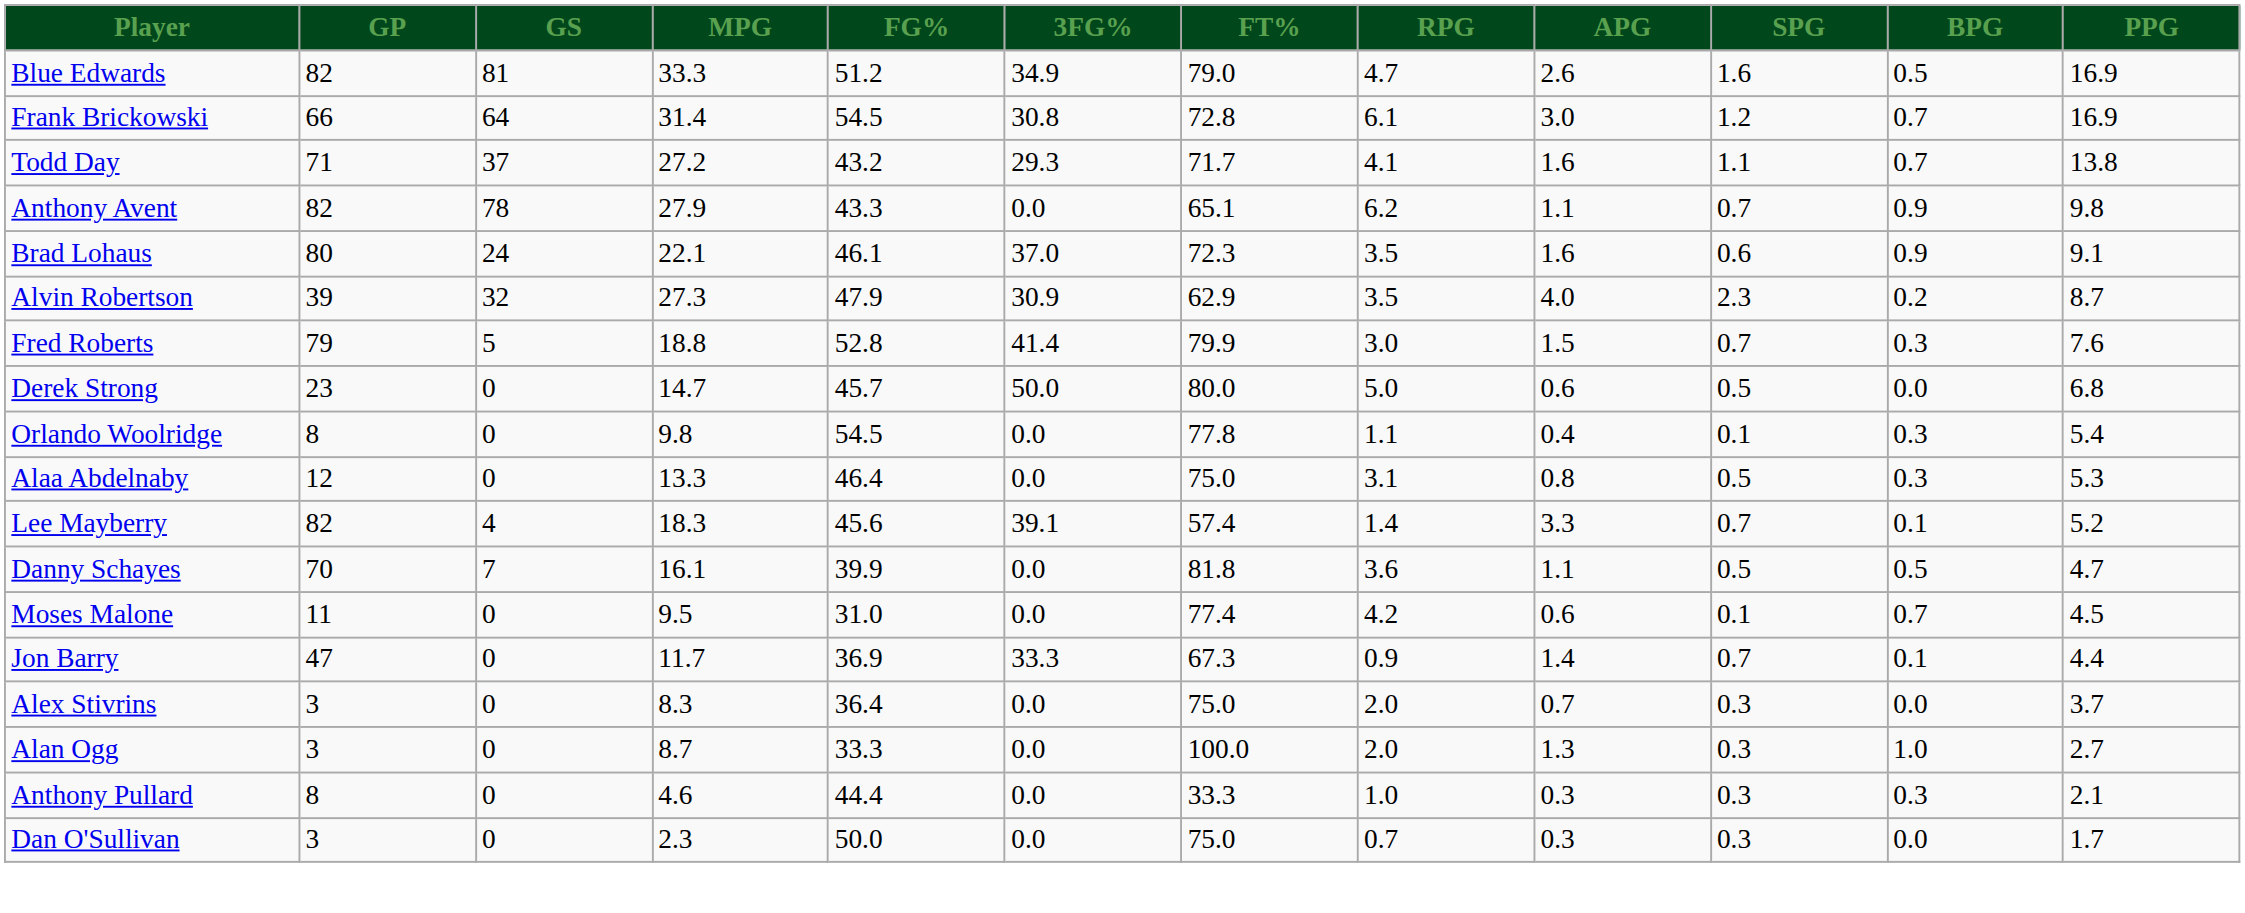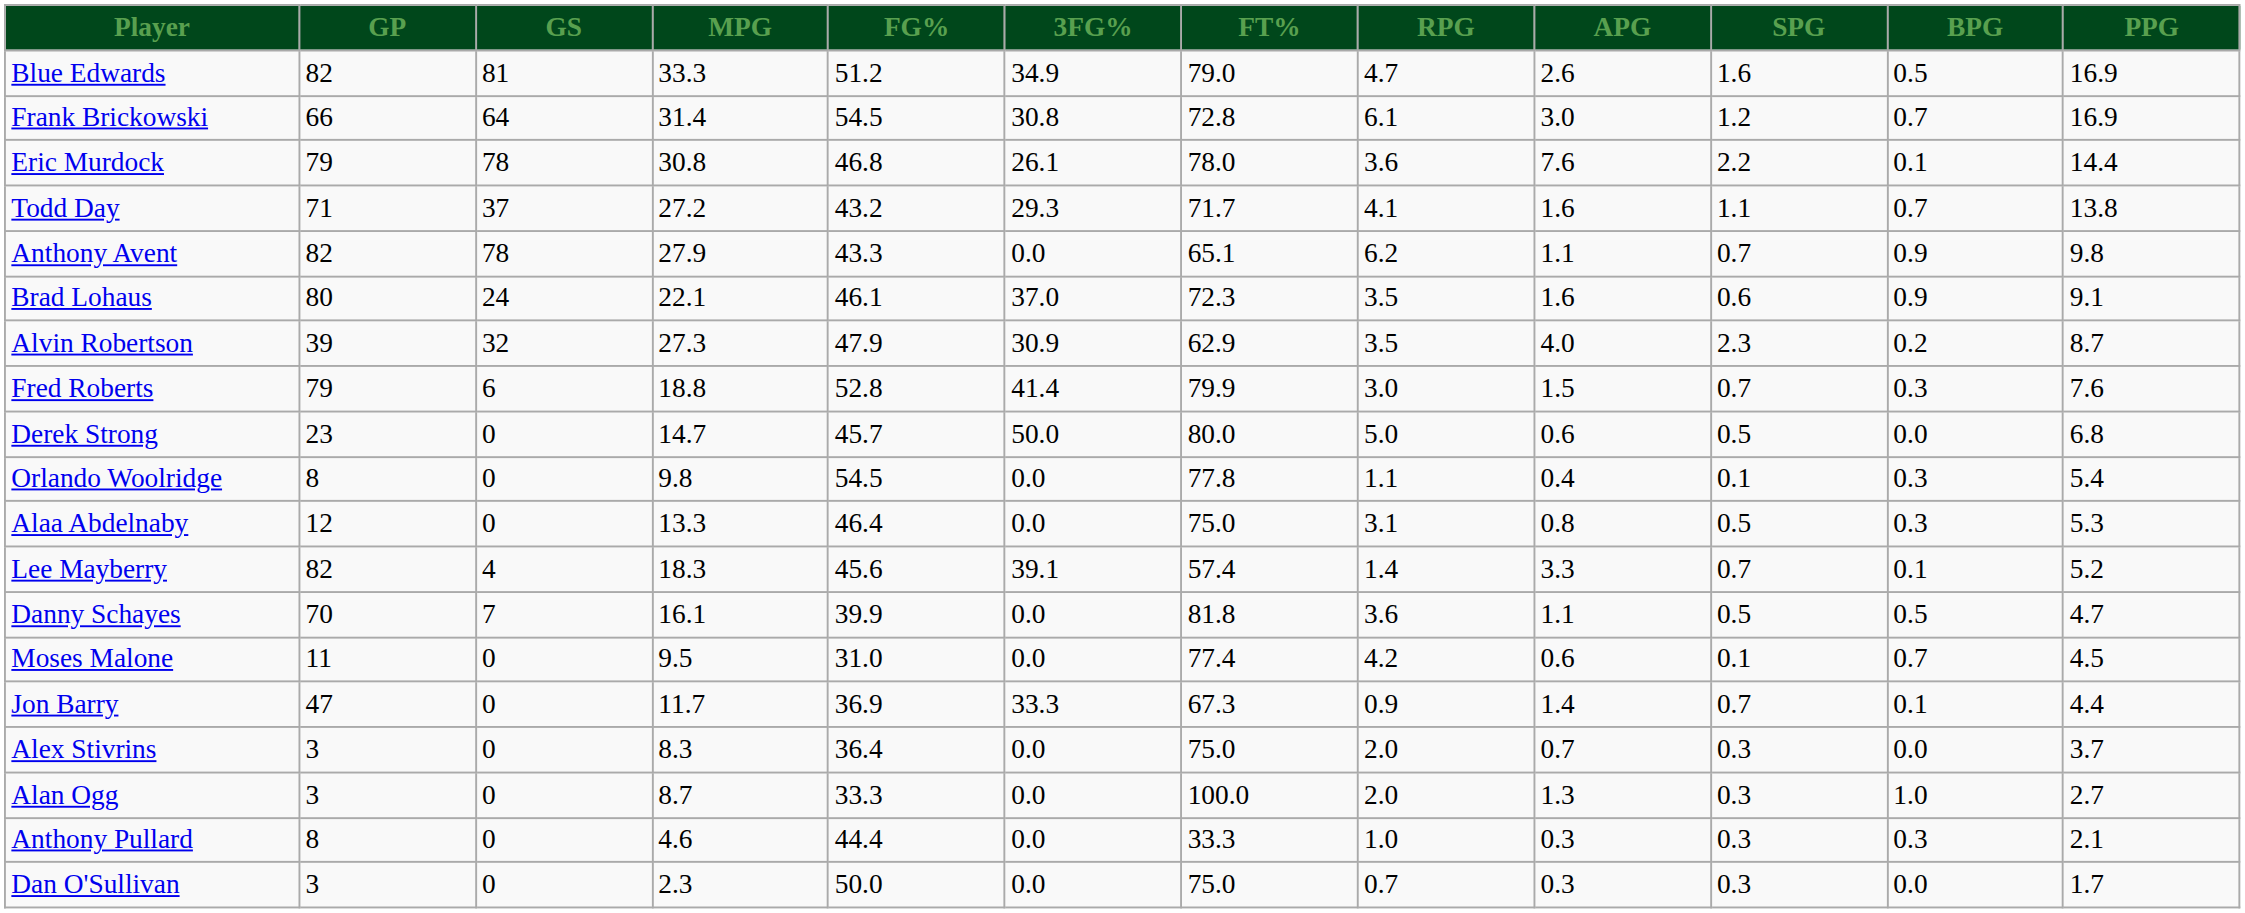+ row: (88, 162)
(489, 343) 5 -> (489, 388) 6
